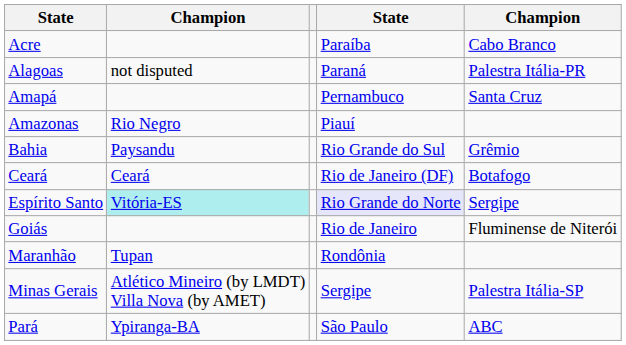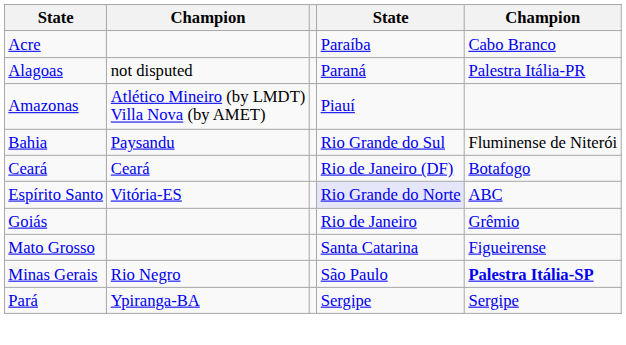- row: (32, 96)
(146, 123) Rio Negro -> (208, 106) Atlético Mineiro (by LMDT) Villa Nova (by AMET)
(494, 149) Grêmio -> (543, 141) Fluminense de Niterói
(146, 202) paleturquoise background -> (146, 194) no background
(494, 202) Sergipe -> (485, 194) ABC
(543, 228) Fluminense de Niterói -> (494, 221) Grêmio
- row: (42, 255)
+ row: (52, 247)
(208, 290) Atlético Mineiro (by LMDT) Villa Nova (by AMET) -> (146, 273) Rio Negro
(346, 290) Sergipe -> (354, 273) São Paulo
(526, 290) normal -> (531, 273) bold
(354, 326) São Paulo -> (346, 300) Sergipe
(485, 326) ABC -> (494, 300) Sergipe
